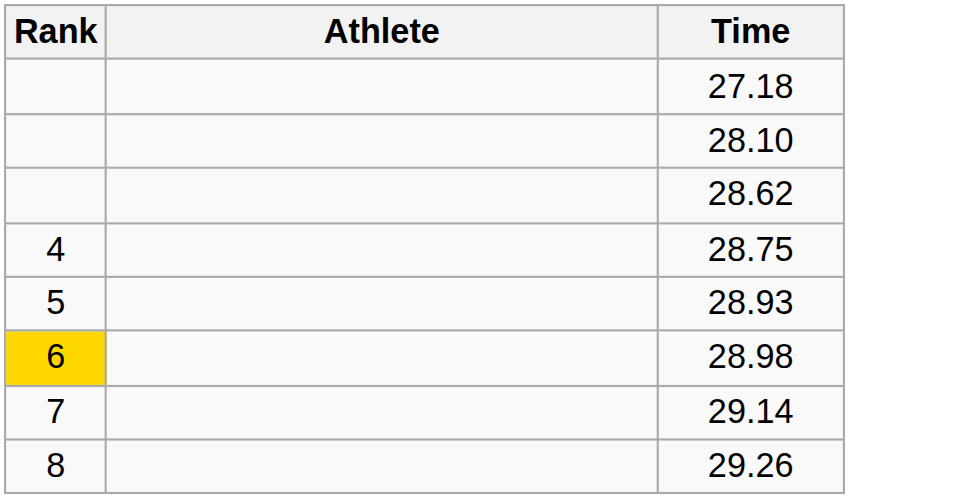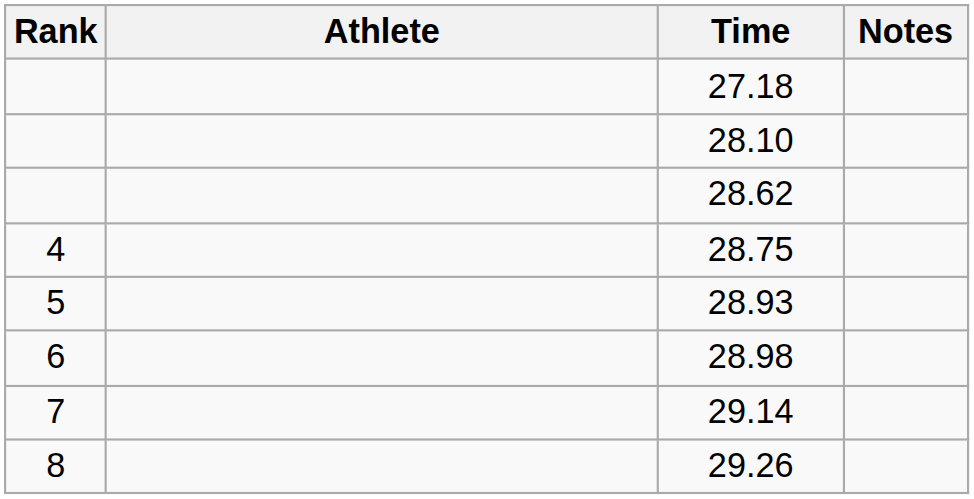+ column: (906, 31)
(56, 357) gold background -> (56, 357) no background
